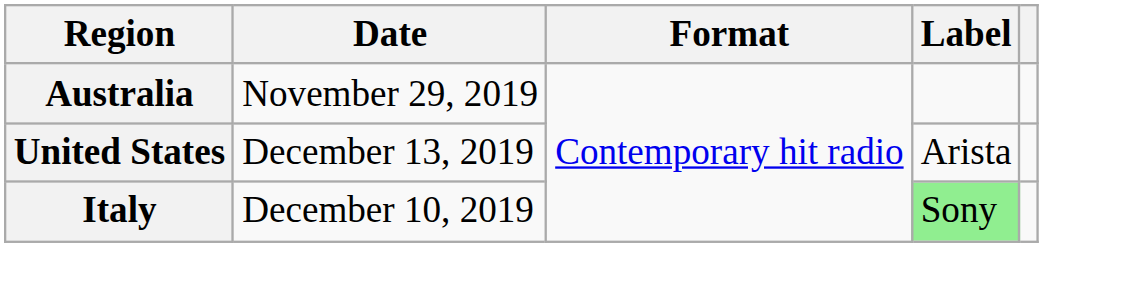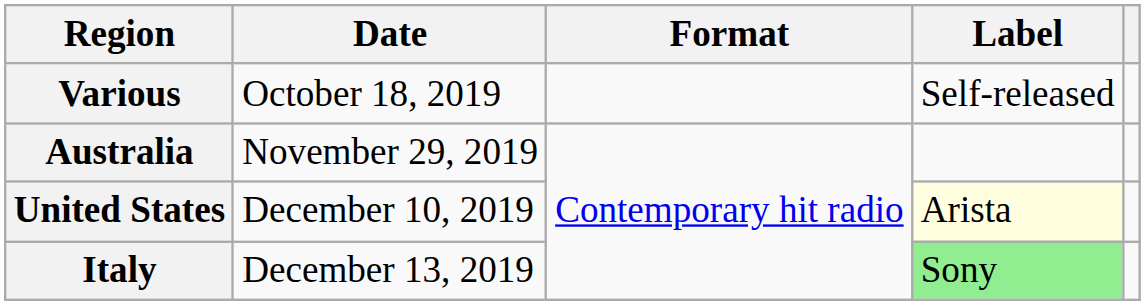+ row: (119, 92)
(388, 151) December 13, 2019 -> (388, 210) December 10, 2019
(966, 151) no background -> (966, 210) lightyellow background
(388, 210) December 10, 2019 -> (388, 269) December 13, 2019
